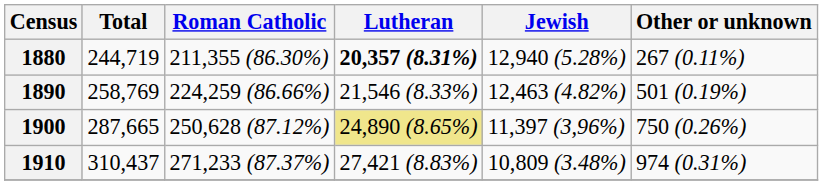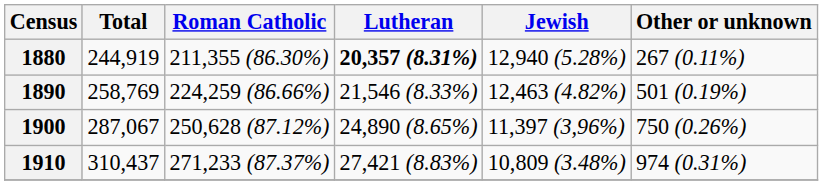(123, 57) 244,719 -> (123, 57) 244,919
(123, 127) 287,665 -> (123, 127) 287,067
(409, 127) khaki background -> (409, 127) no background
